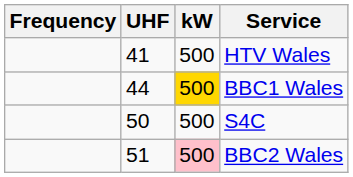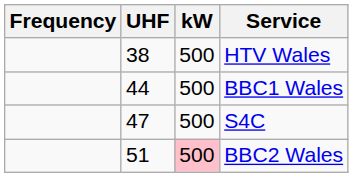(138, 54) 41 -> (138, 54) 38
(197, 88) gold background -> (197, 88) no background
(138, 121) 50 -> (138, 121) 47
